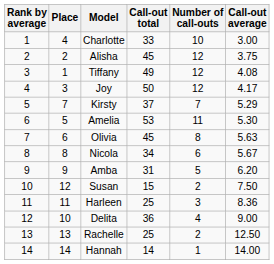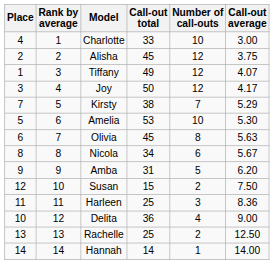columns swapped: (27, 18) <-> (65, 18)
(247, 72) 4.08 -> (247, 72) 4.07
(148, 105) 37 -> (148, 105) 38
(198, 121) 11 -> (198, 121) 10
